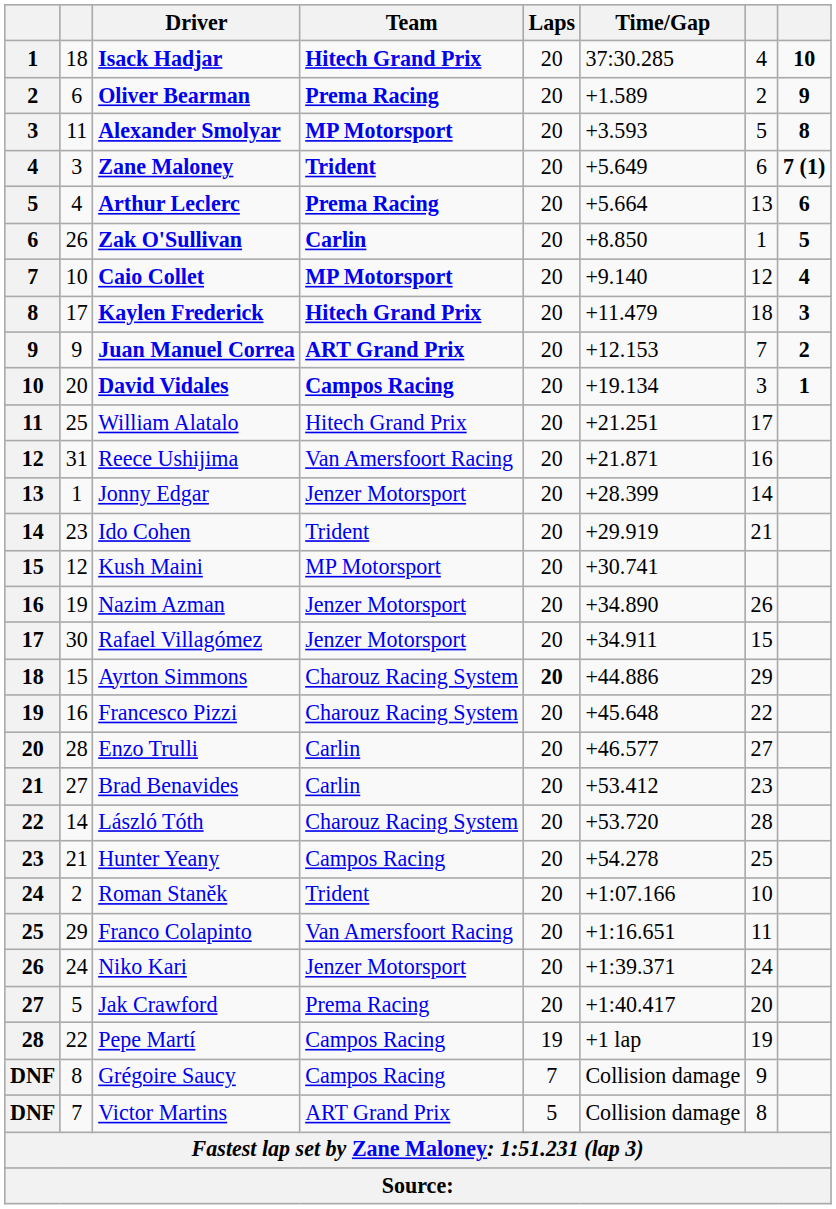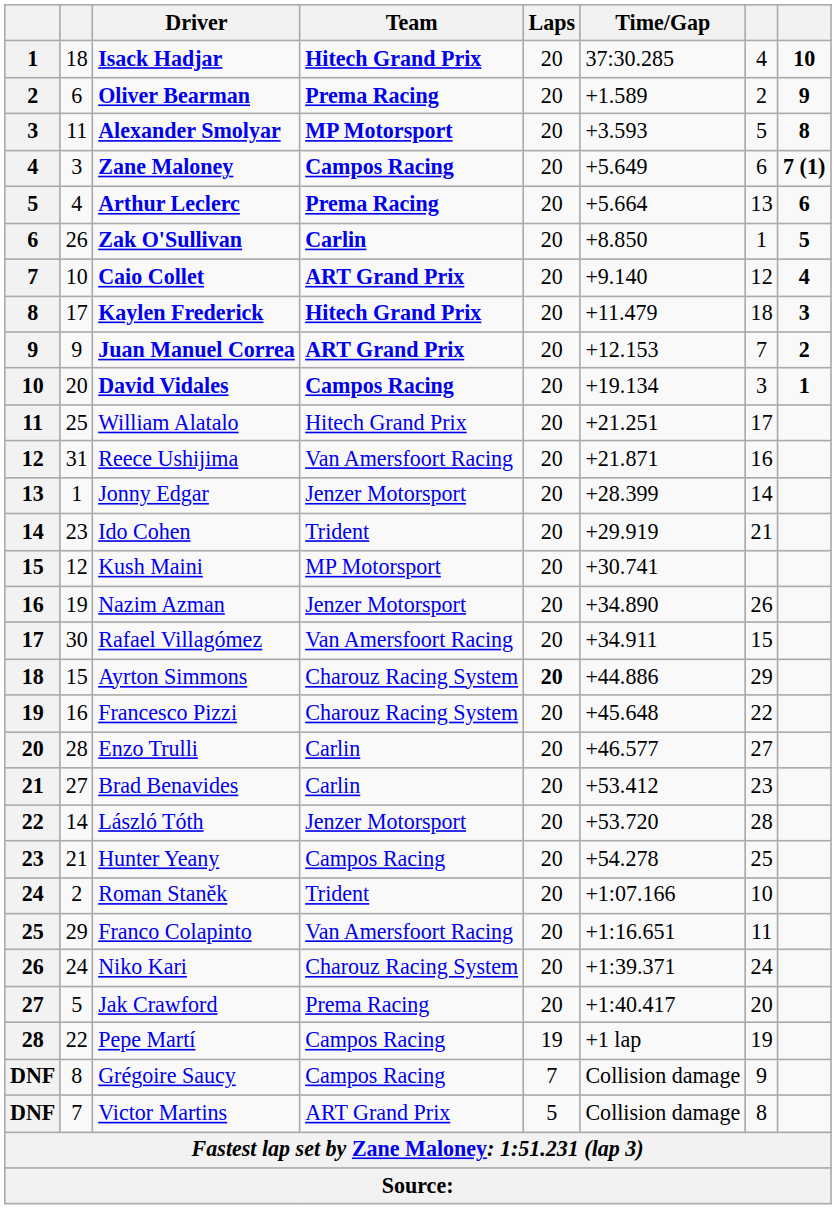(340, 167) Trident -> (380, 167) Campos Racing
(379, 276) MP Motorsport -> (385, 276) ART Grand Prix
(386, 640) Jenzer Motorsport -> (409, 640) Van Amersfoort Racing
(412, 821) Charouz Racing System -> (386, 821) Jenzer Motorsport
(386, 967) Jenzer Motorsport -> (412, 967) Charouz Racing System
